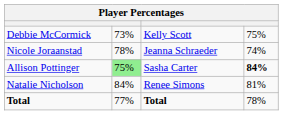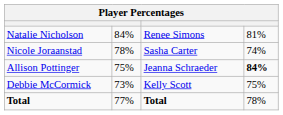rows swapped: (45, 84) <-> (49, 34)
(180, 51) Jeanna Schraeder -> (170, 51) Sasha Carter
(124, 67) lightgreen background -> (124, 67) no background
(170, 67) Sasha Carter -> (180, 67) Jeanna Schraeder
